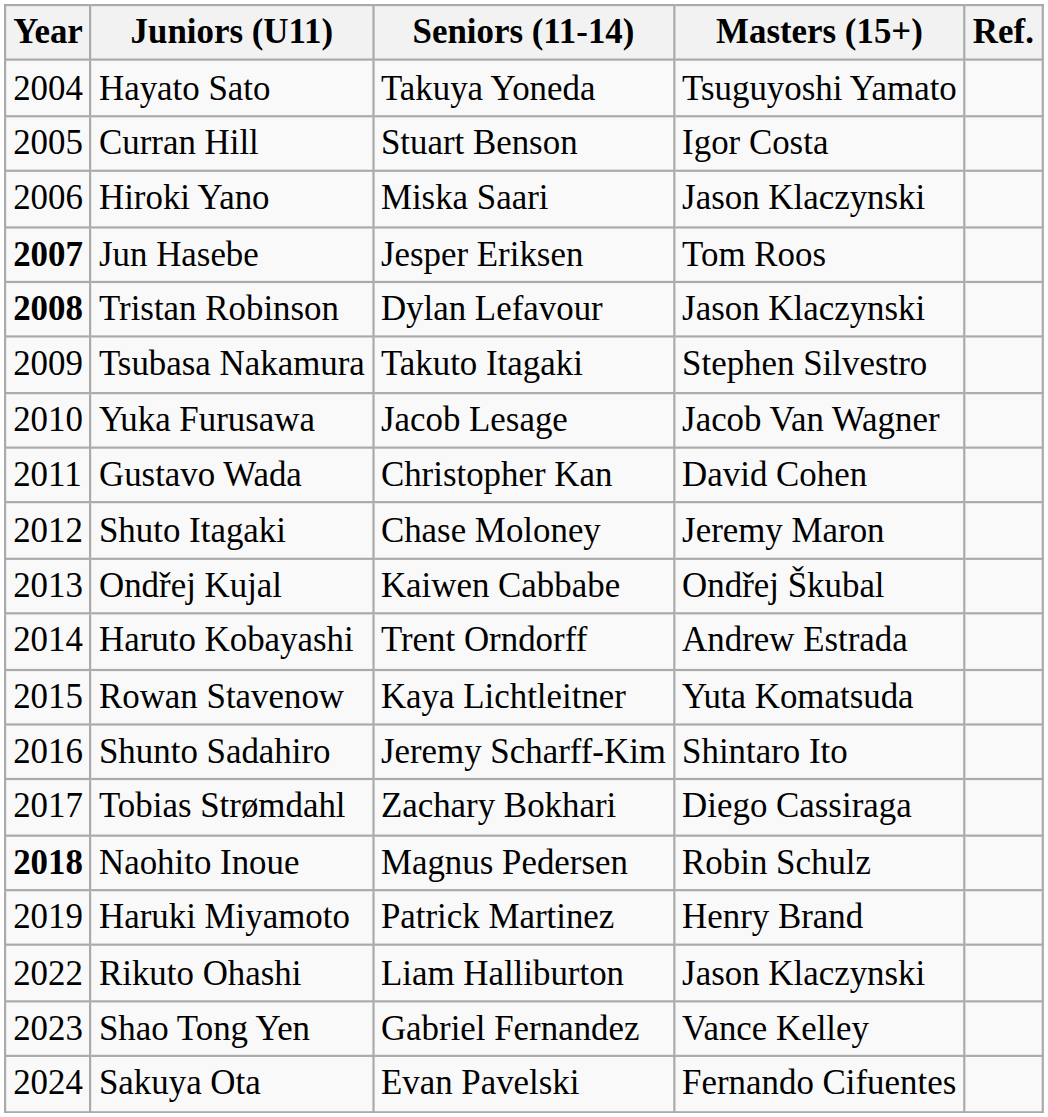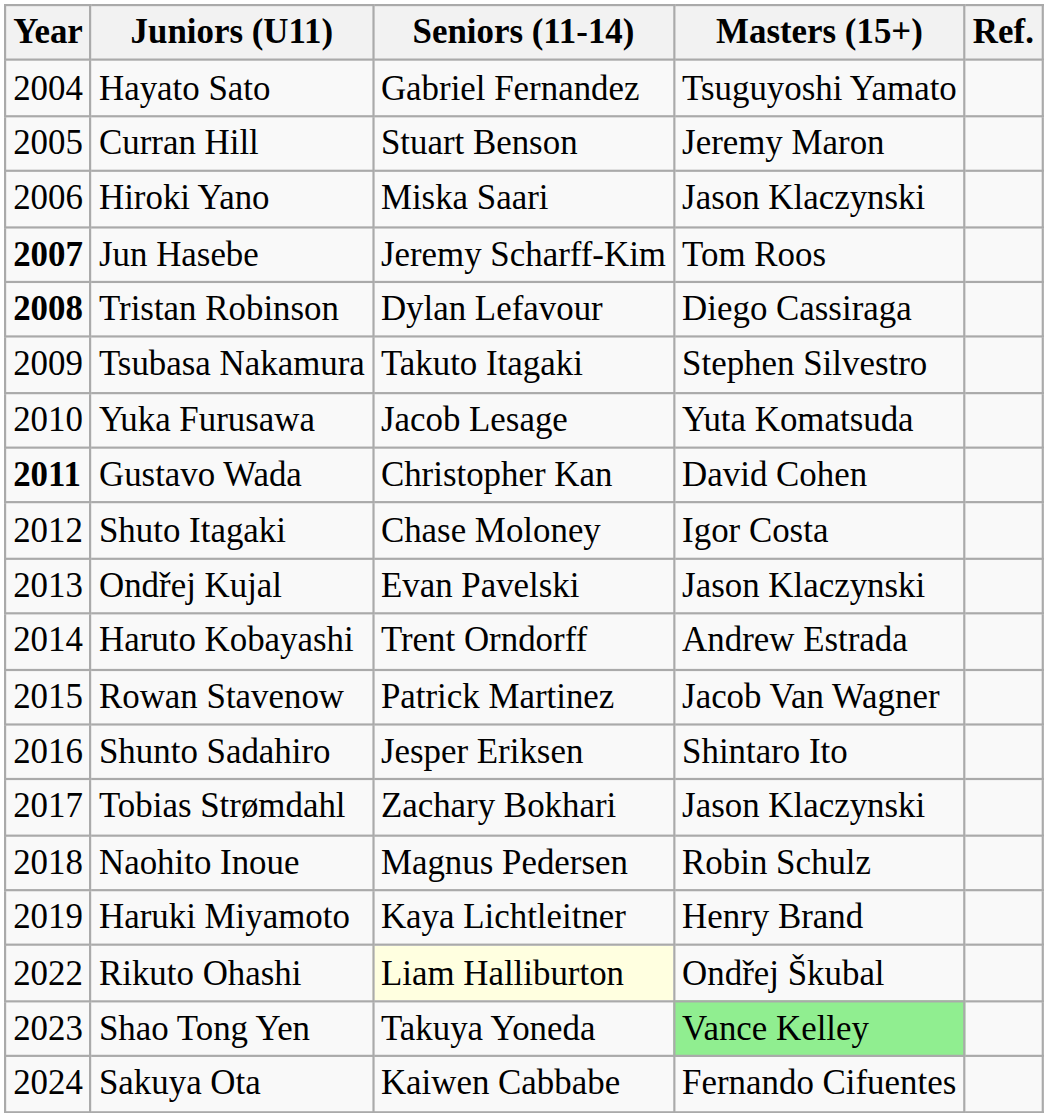(488, 87) Takuya Yoneda -> (510, 87) Gabriel Fernandez
(755, 142) Igor Costa -> (783, 142) Jeremy Maron
(482, 253) Jesper Eriksen -> (523, 253) Jeremy Scharff-Kim
(804, 308) Jason Klaczynski -> (797, 308) Diego Cassiraga
(811, 419) Jacob Van Wagner -> (798, 419) Yuta Komatsuda
(47, 474) normal -> (47, 474) bold
(783, 530) Jeremy Maron -> (755, 530) Igor Costa
(501, 585) Kaiwen Cabbabe -> (480, 585) Evan Pavelski
(783, 585) Ondřej Škubal -> (804, 585) Jason Klaczynski
(503, 695) Kaya Lichtleitner -> (498, 695) Patrick Martinez
(798, 695) Yuta Komatsuda -> (811, 695) Jacob Van Wagner
(523, 751) Jeremy Scharff-Kim -> (482, 751) Jesper Eriksen
(797, 806) Diego Cassiraga -> (804, 806) Jason Klaczynski
(48, 861) bold -> (48, 861) normal
(498, 917) Patrick Martinez -> (503, 917) Kaya Lichtleitner
(502, 972) no background -> (502, 972) lightyellow background
(804, 972) Jason Klaczynski -> (783, 972) Ondřej Škubal
(510, 1027) Gabriel Fernandez -> (488, 1027) Takuya Yoneda
(776, 1027) no background -> (776, 1027) lightgreen background
(480, 1083) Evan Pavelski -> (501, 1083) Kaiwen Cabbabe
